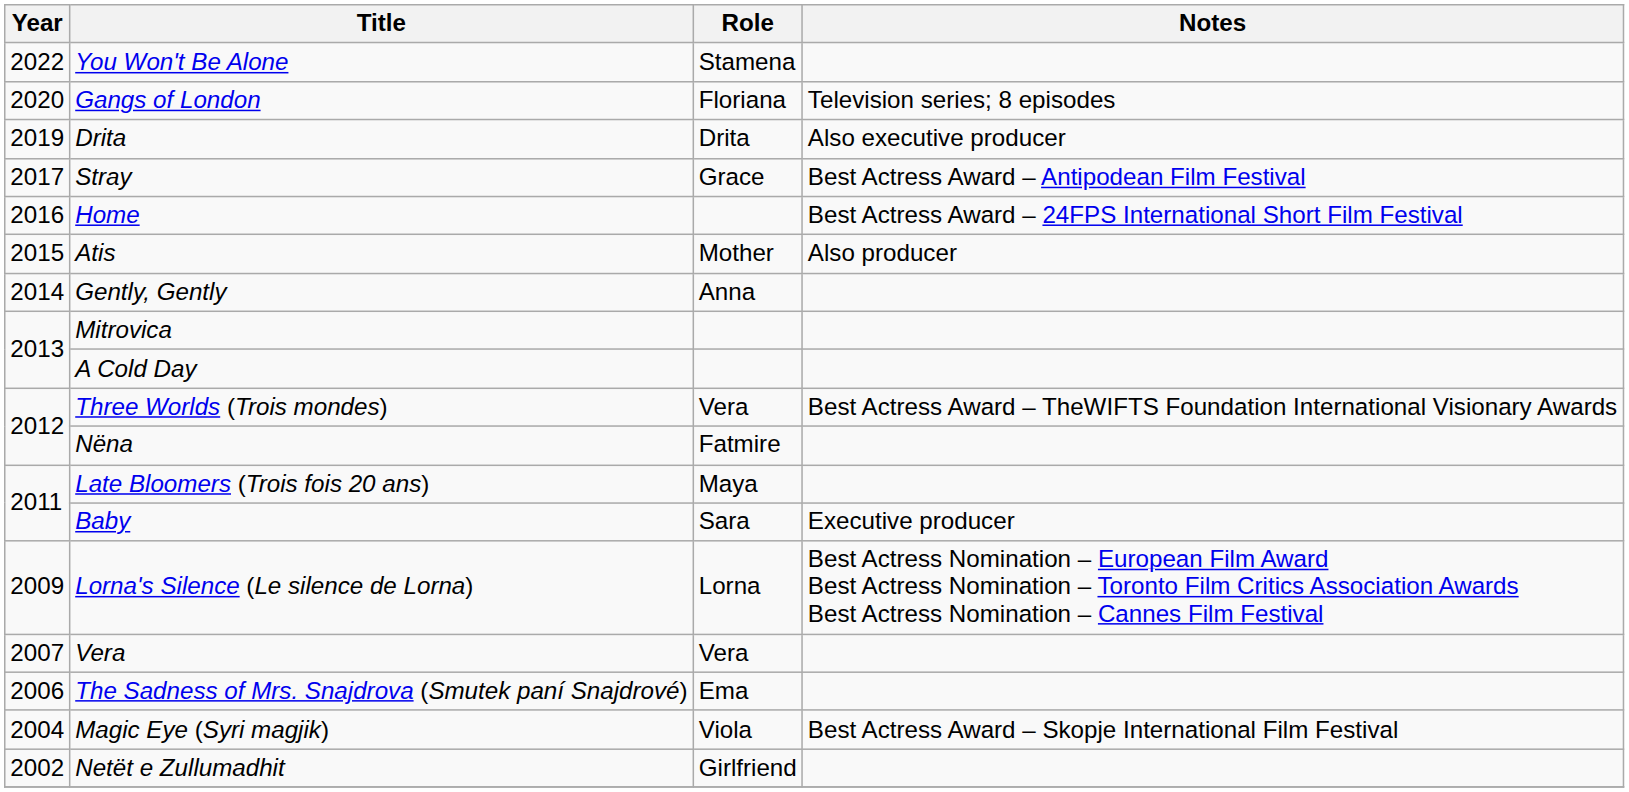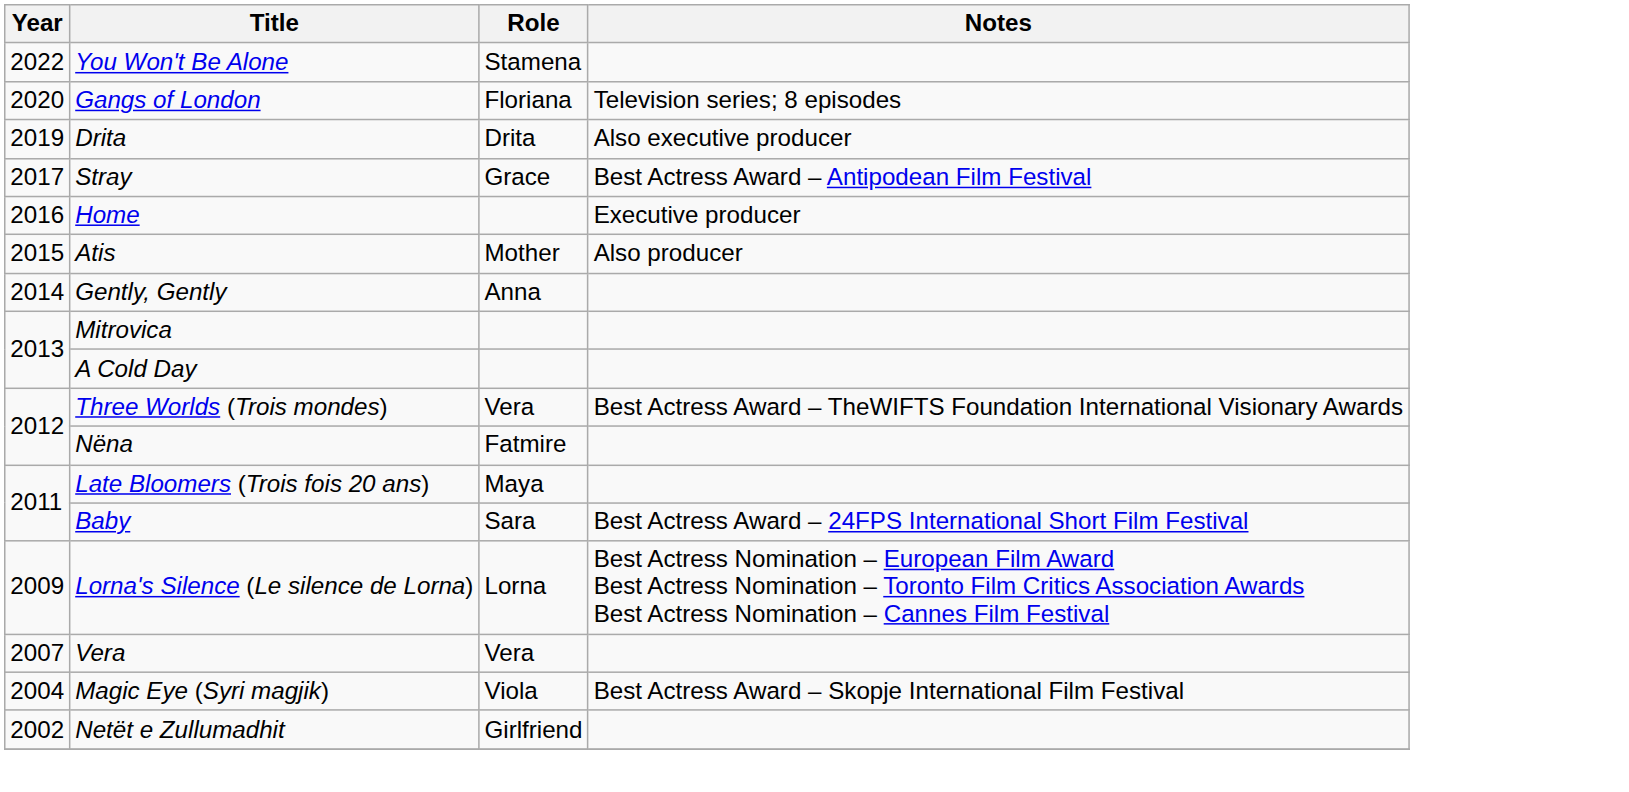(1135, 215) Best Actress Award – 24FPS International Short Film Festival -> (697, 215) Executive producer
(911, 521) Executive producer -> (921, 521) Best Actress Award – 24FPS International Short Film Festival
- row: (381, 691)
